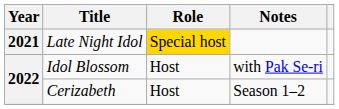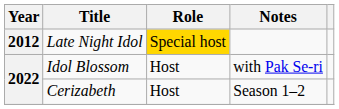(24, 41) 2021 -> (24, 41) 2012
